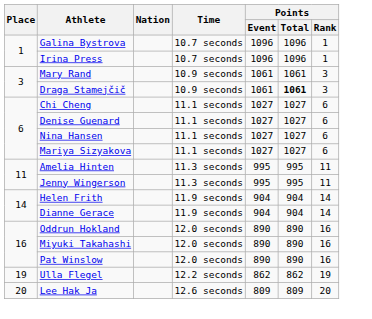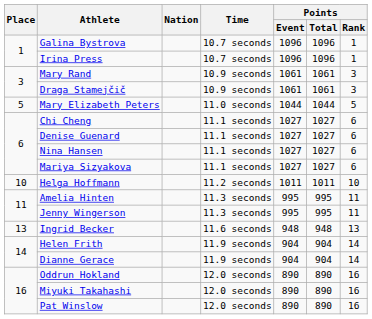(295, 89) bold -> (323, 89) normal
+ row: (100, 105)
+ row: (80, 182)
+ row: (77, 229)
- row: (71, 275)
- row: (68, 291)
